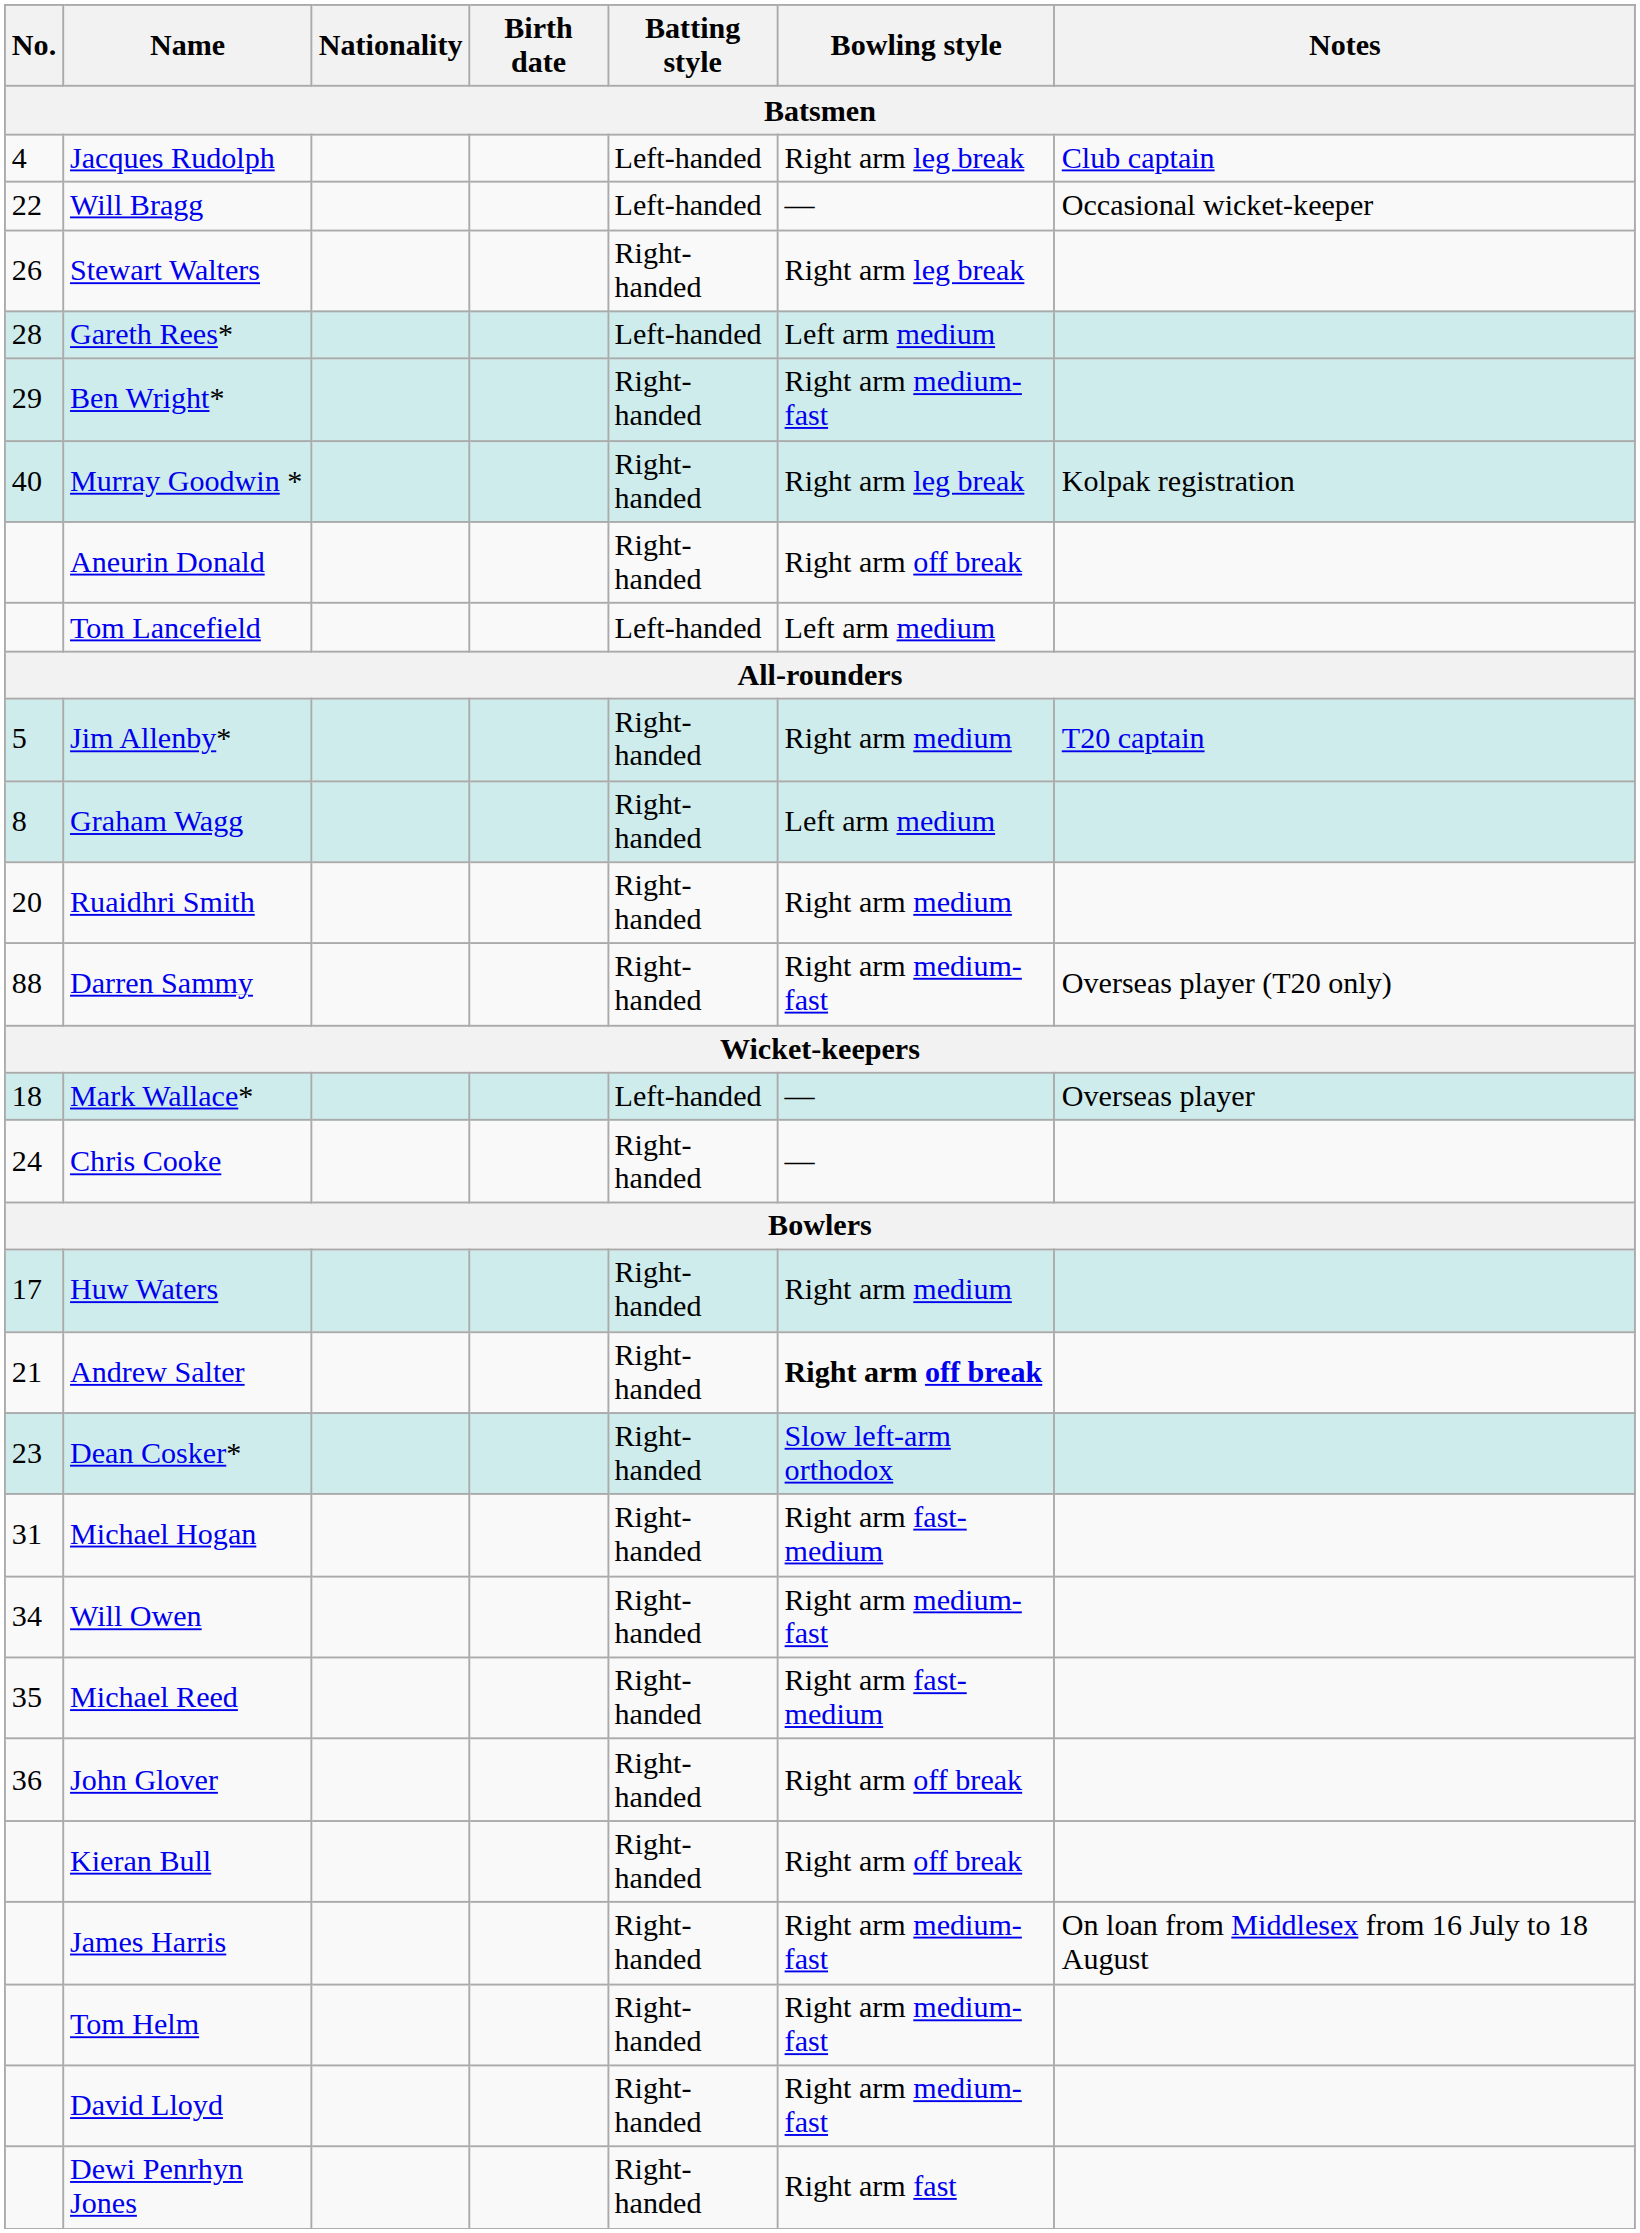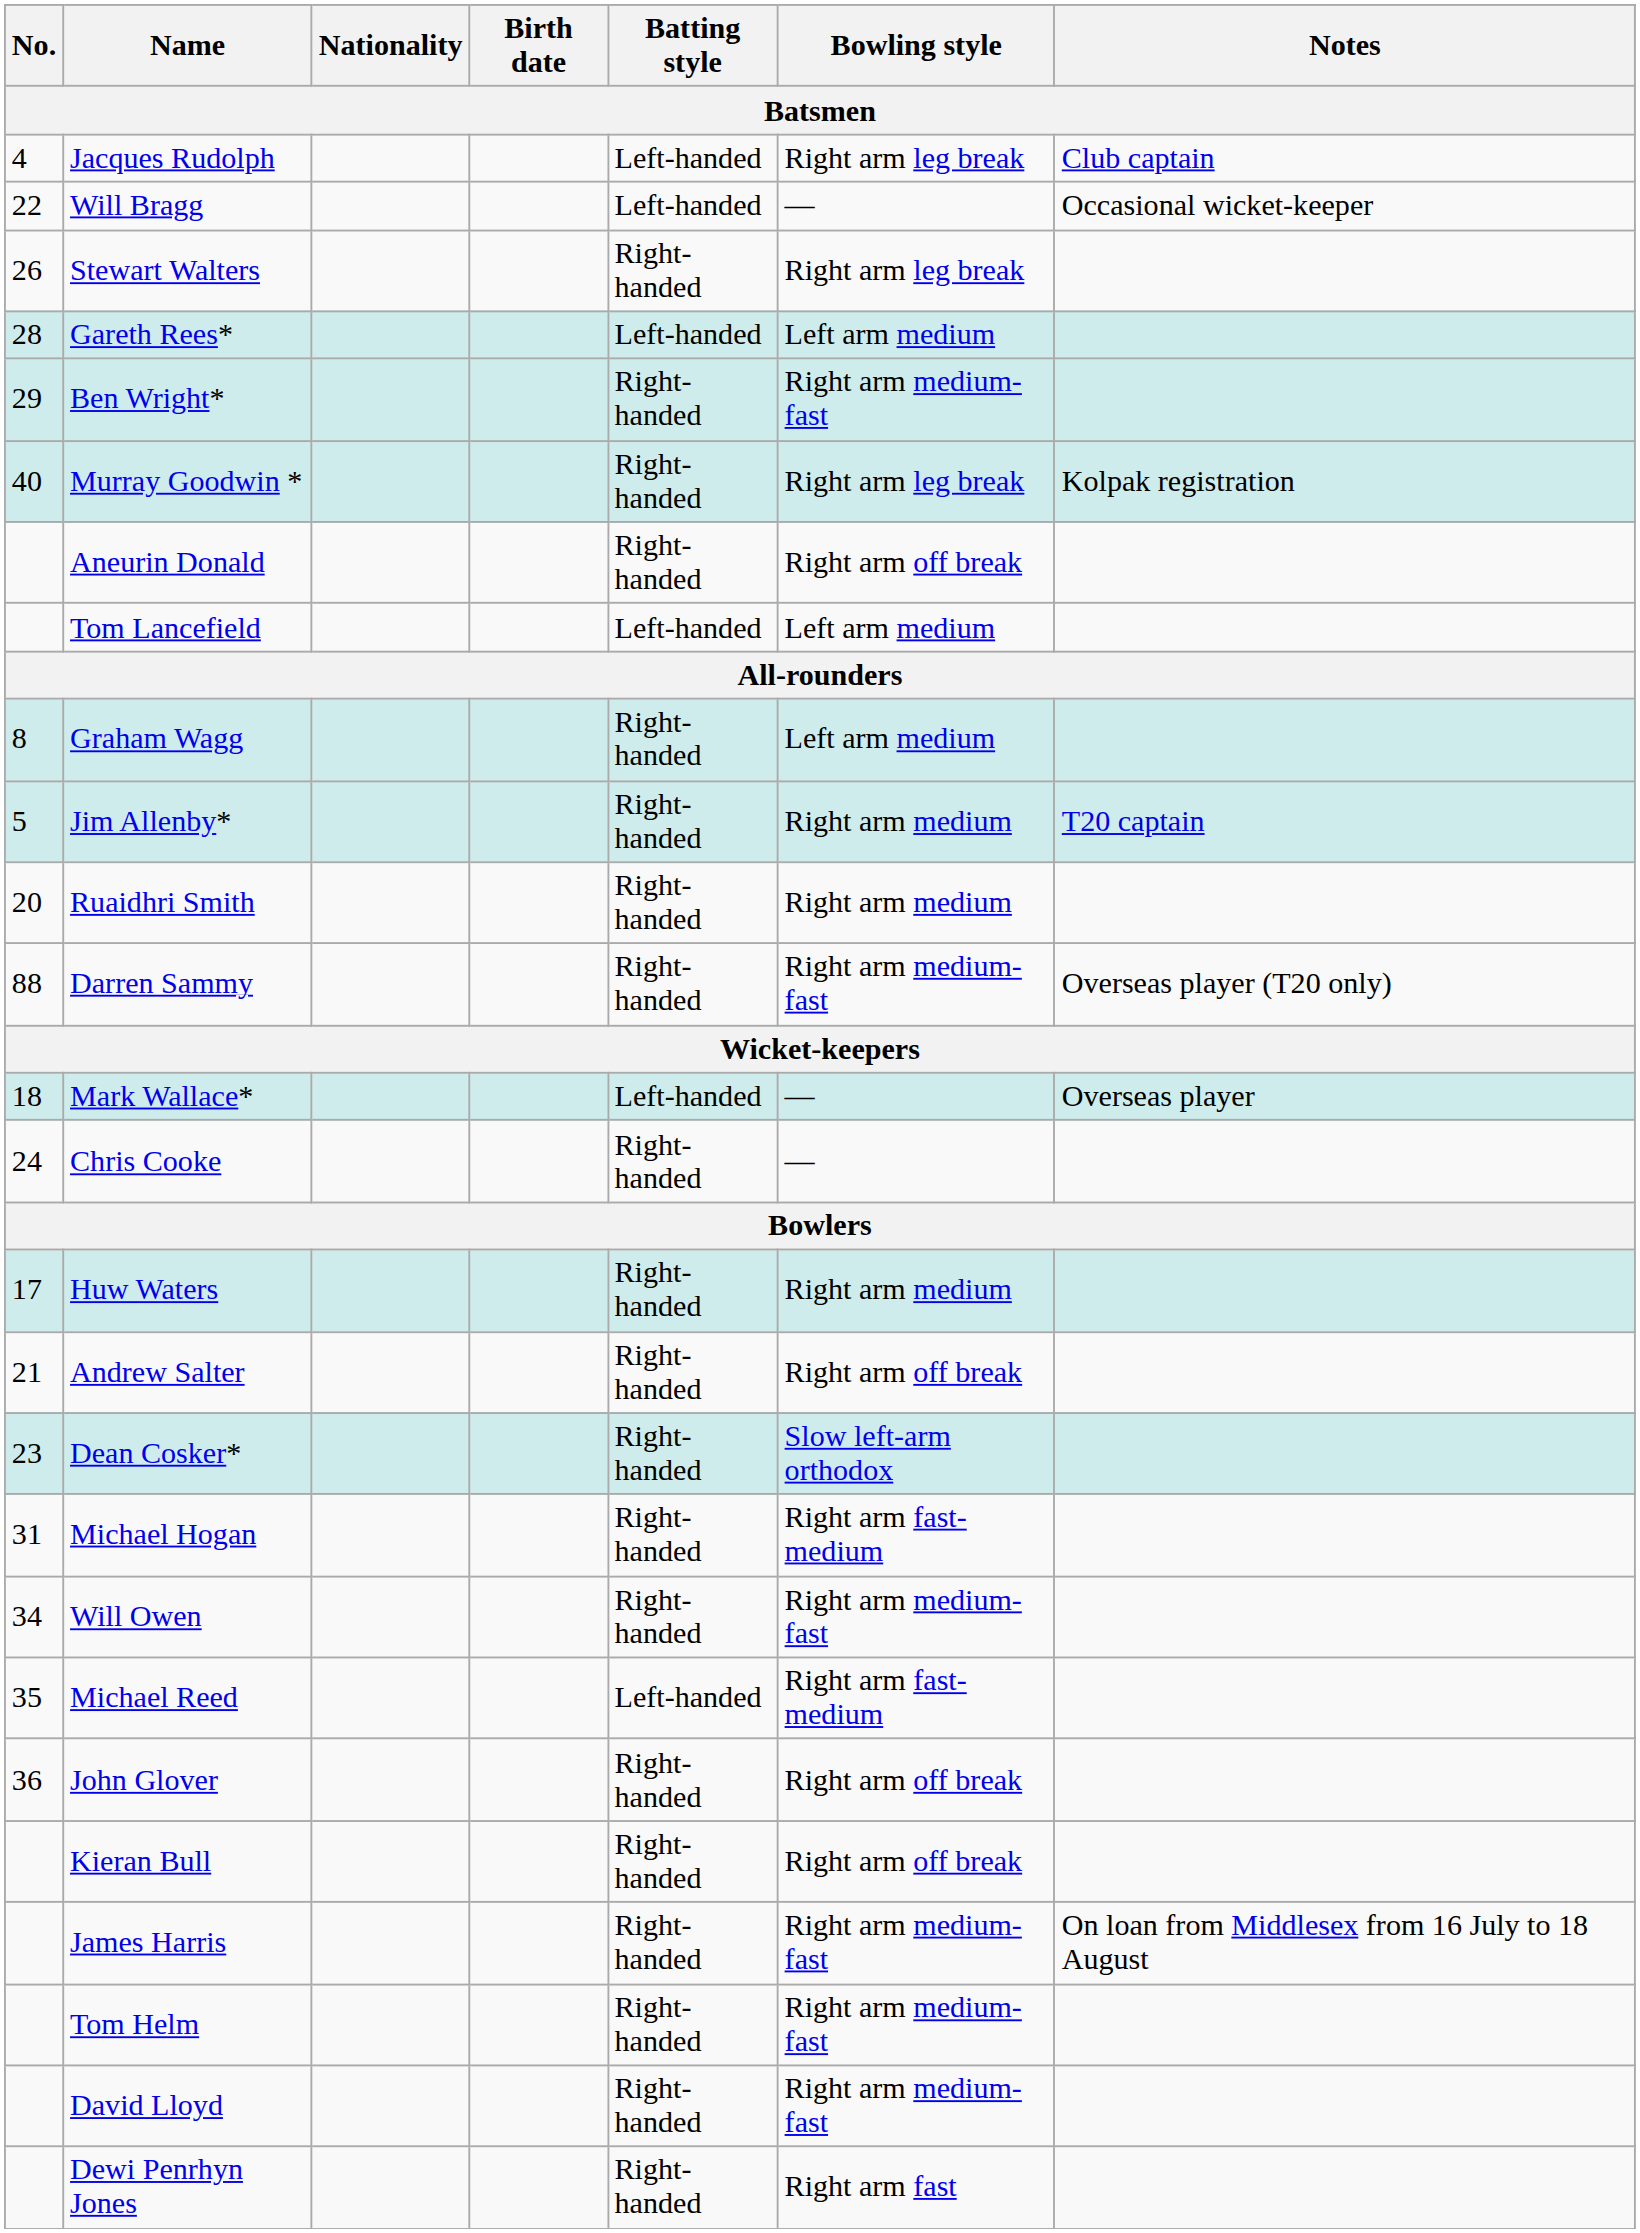rows swapped: (151, 739) <-> (157, 820)
(913, 1371) bold -> (903, 1371) normal
(658, 1697) Right-handed -> (688, 1697) Left-handed
